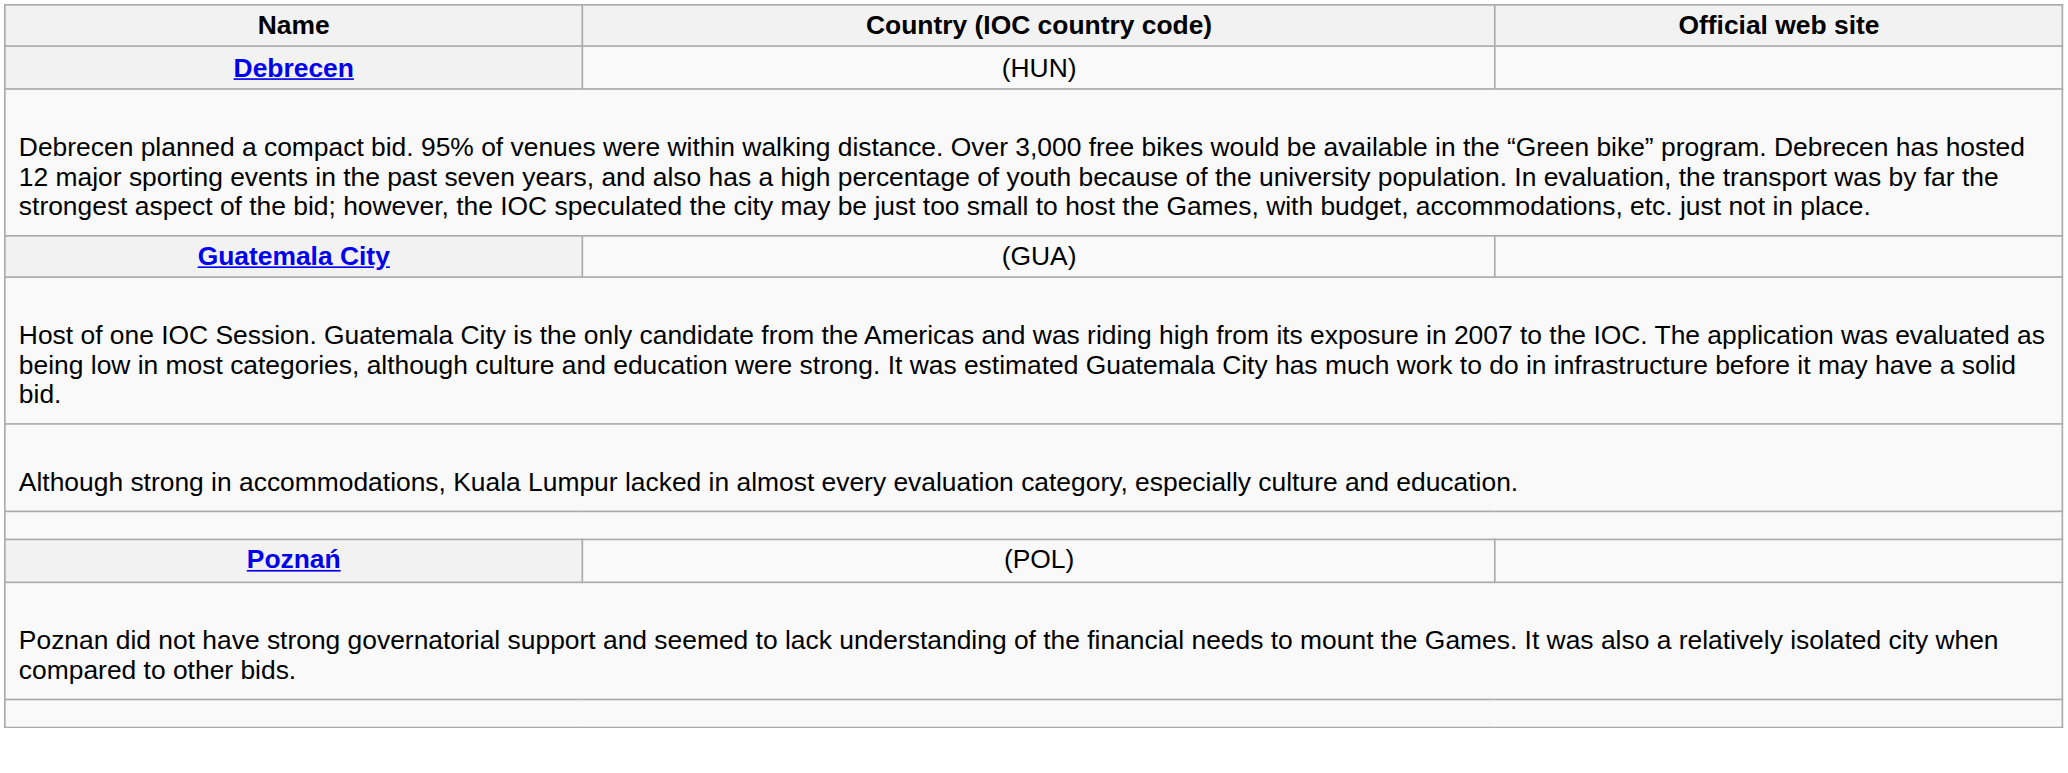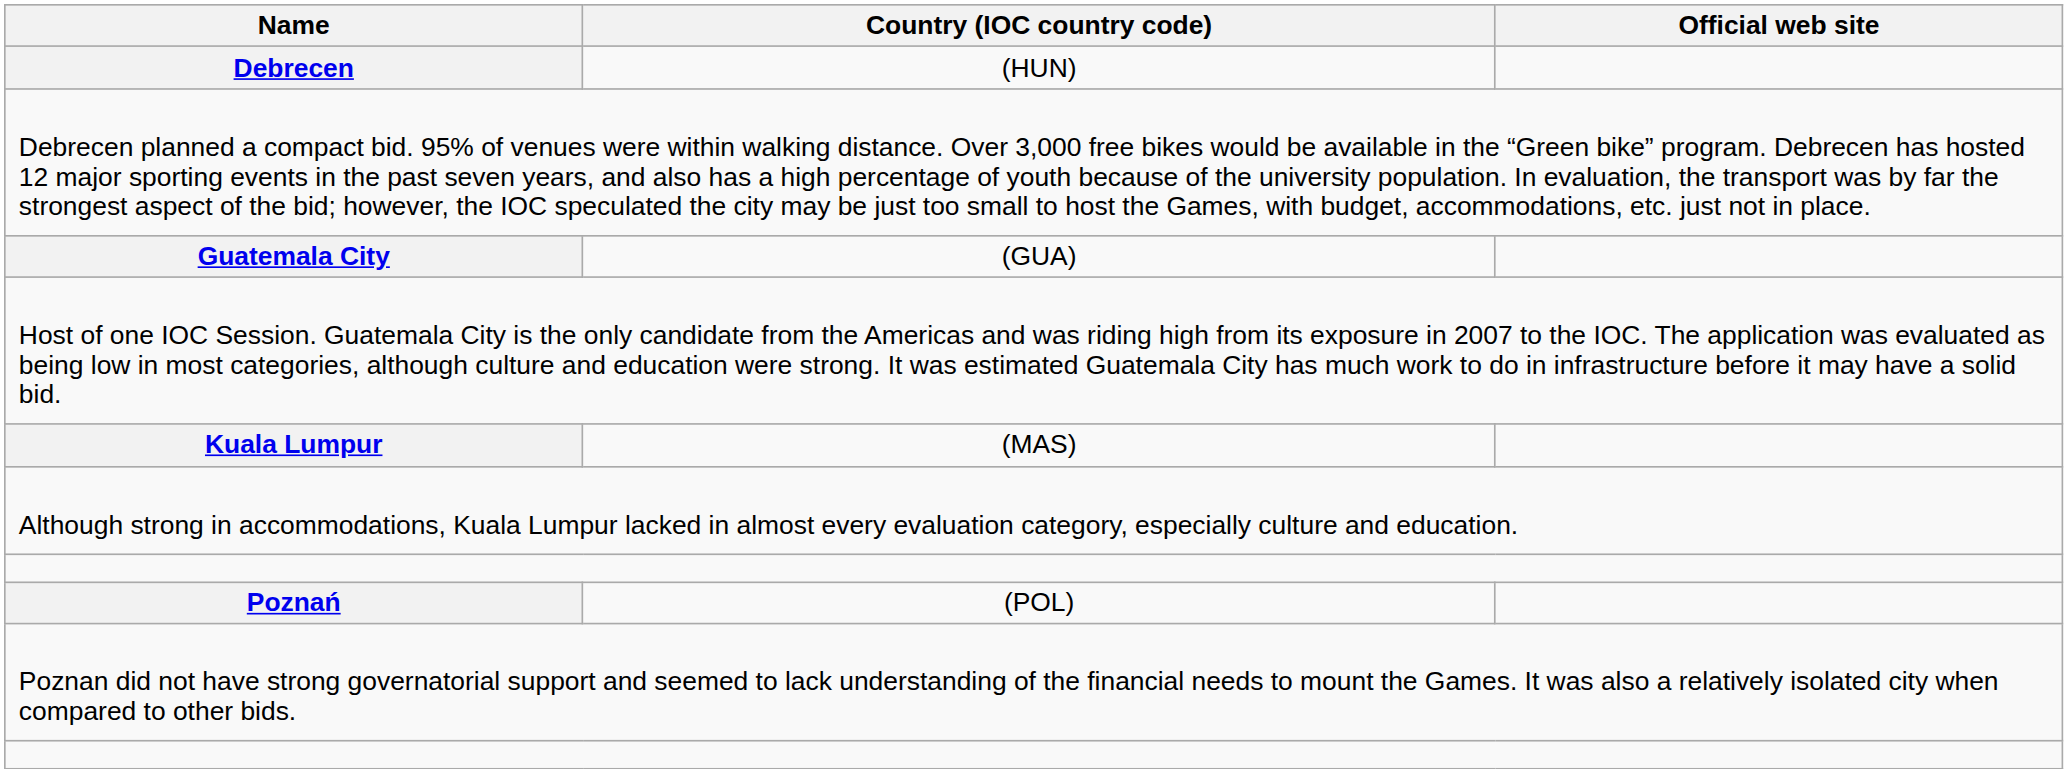+ row: (294, 444)
